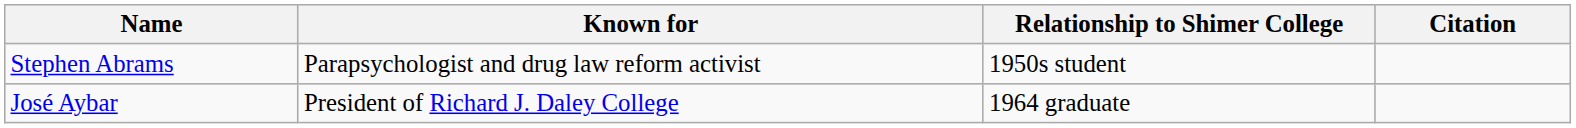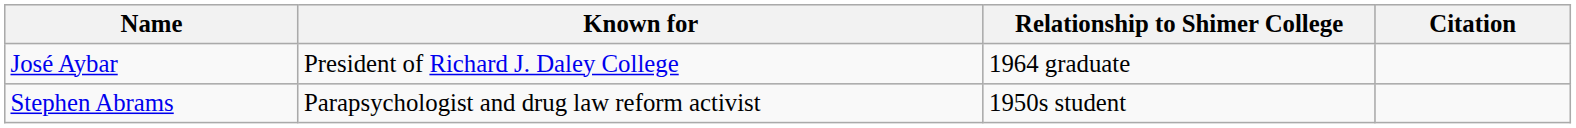rows swapped: (92, 63) <-> (64, 102)
